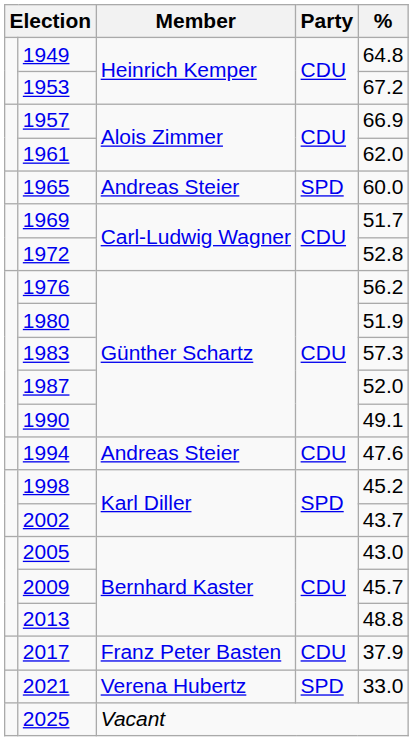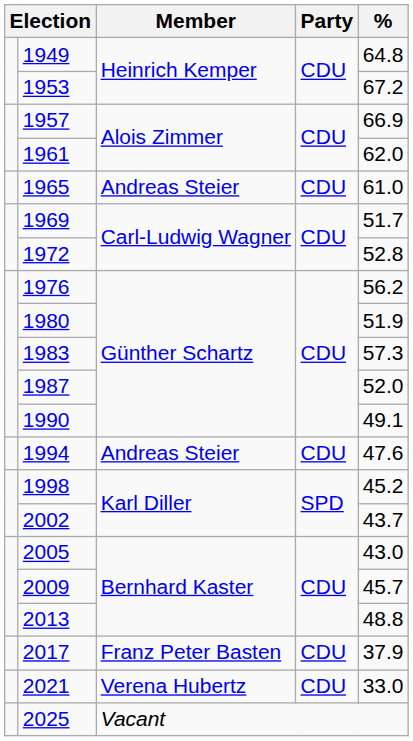(322, 187) SPD -> (323, 187) CDU
(383, 187) 60.0 -> (383, 187) 61.0
(322, 685) SPD -> (323, 685) CDU
